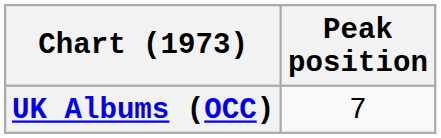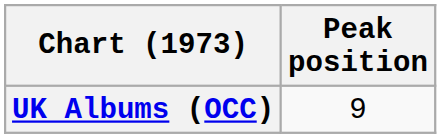(358, 110) 7 -> (358, 110) 9
